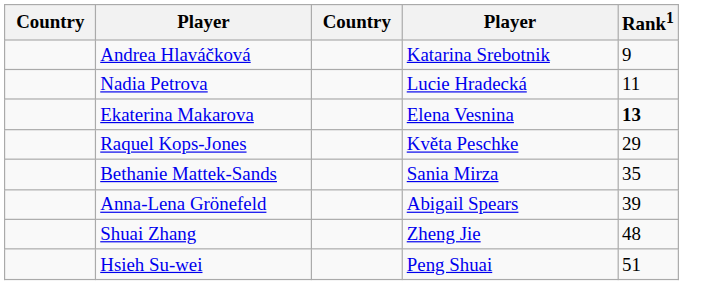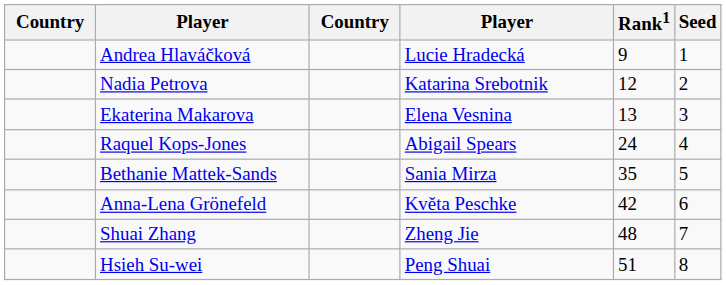+ column: (698, 22)
(478, 54) Katarina Srebotnik -> (465, 54) Lucie Hradecká
(467, 84) Lucie Hradecká -> (476, 84) Katarina Srebotnik
(631, 84) 11 -> (628, 84) 12
(631, 114) bold -> (628, 114) normal
(463, 144) Květa Peschke -> (461, 144) Abigail Spears
(631, 144) 29 -> (628, 144) 24
(463, 204) Abigail Spears -> (461, 204) Květa Peschke
(631, 204) 39 -> (628, 204) 42
